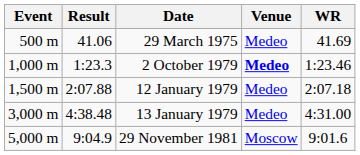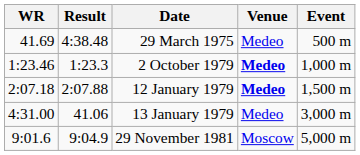columns swapped: (33, 16) <-> (328, 16)
(95, 41) 41.06 -> (85, 41) 4:38.48
(266, 89) normal -> (263, 89) bold
(89, 114) 4:38.48 -> (91, 114) 41.06
